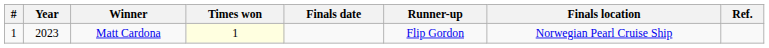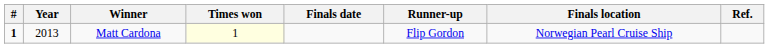(14, 33) normal -> (14, 33) bold
(47, 33) 2023 -> (47, 33) 2013
